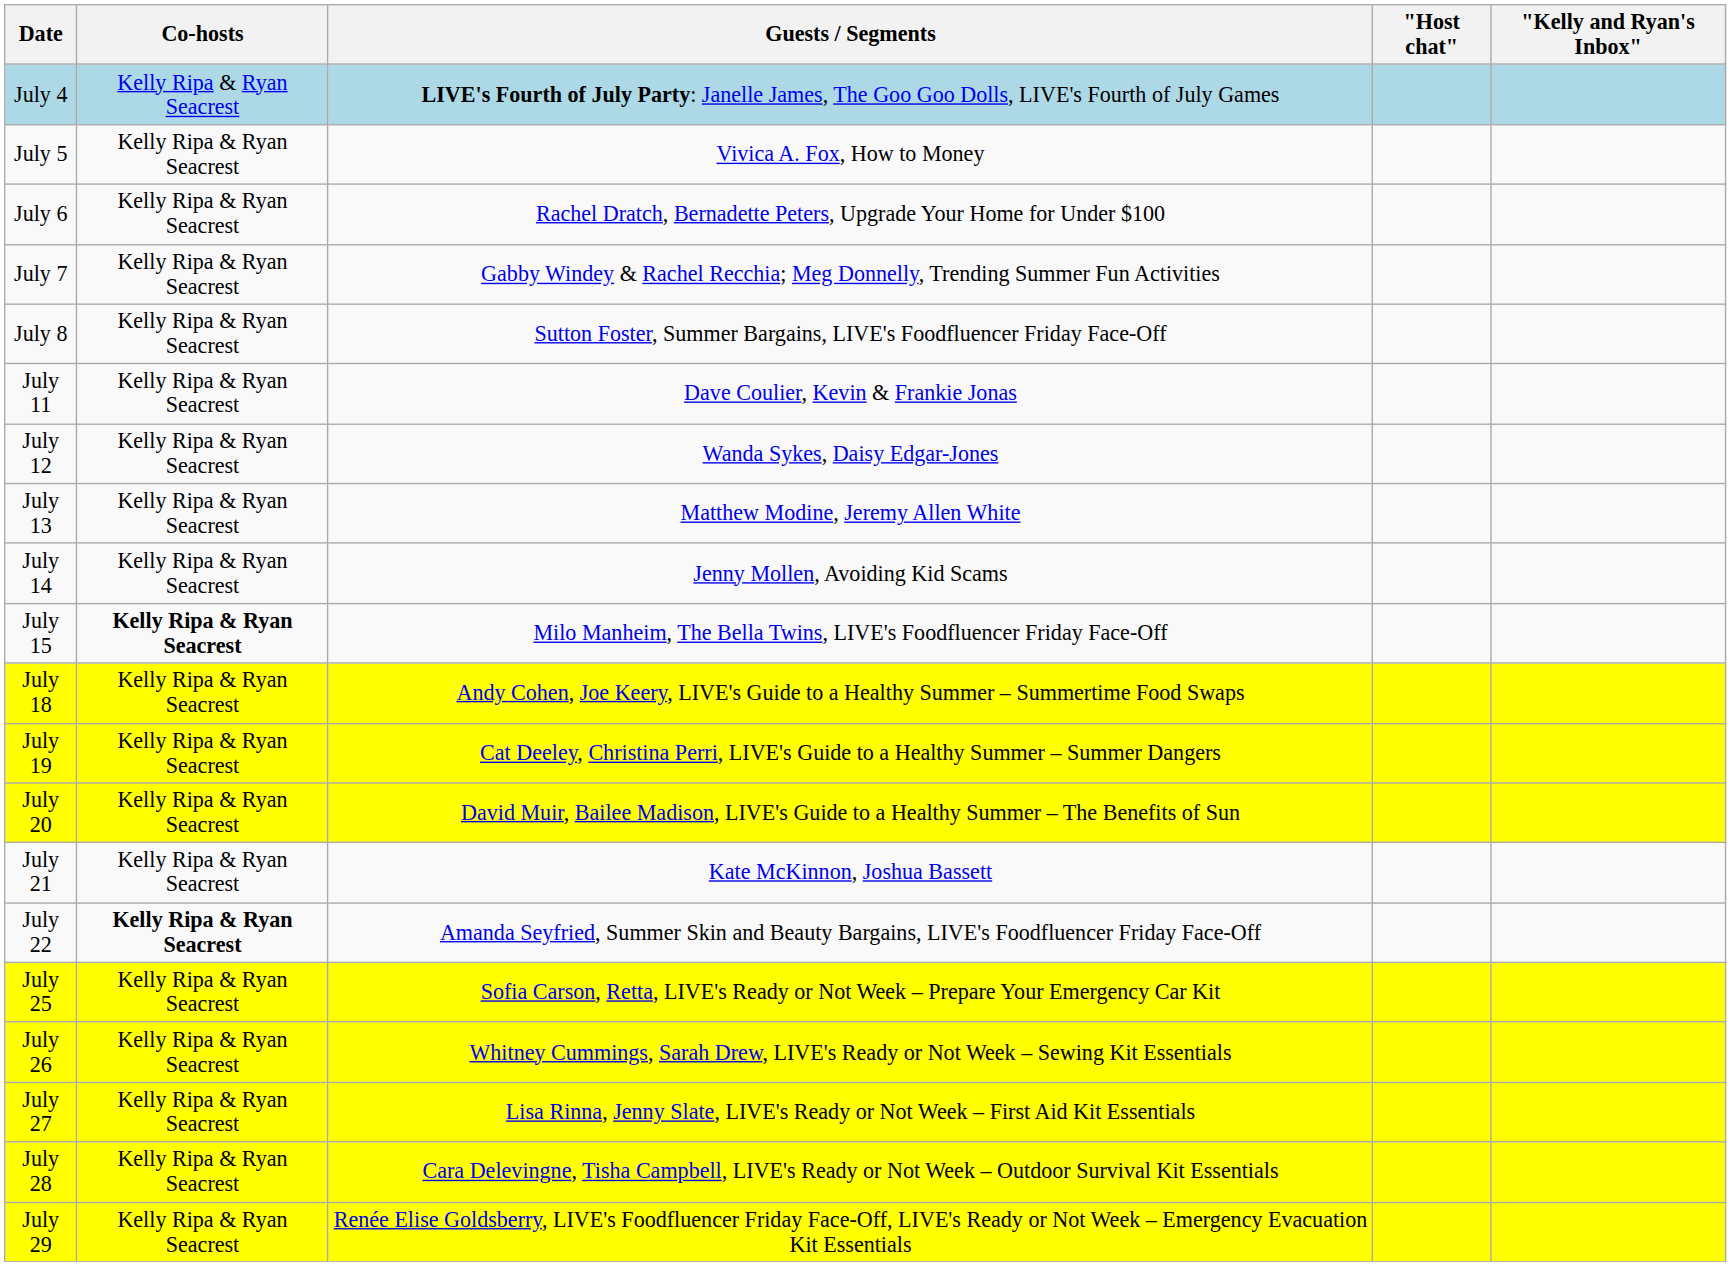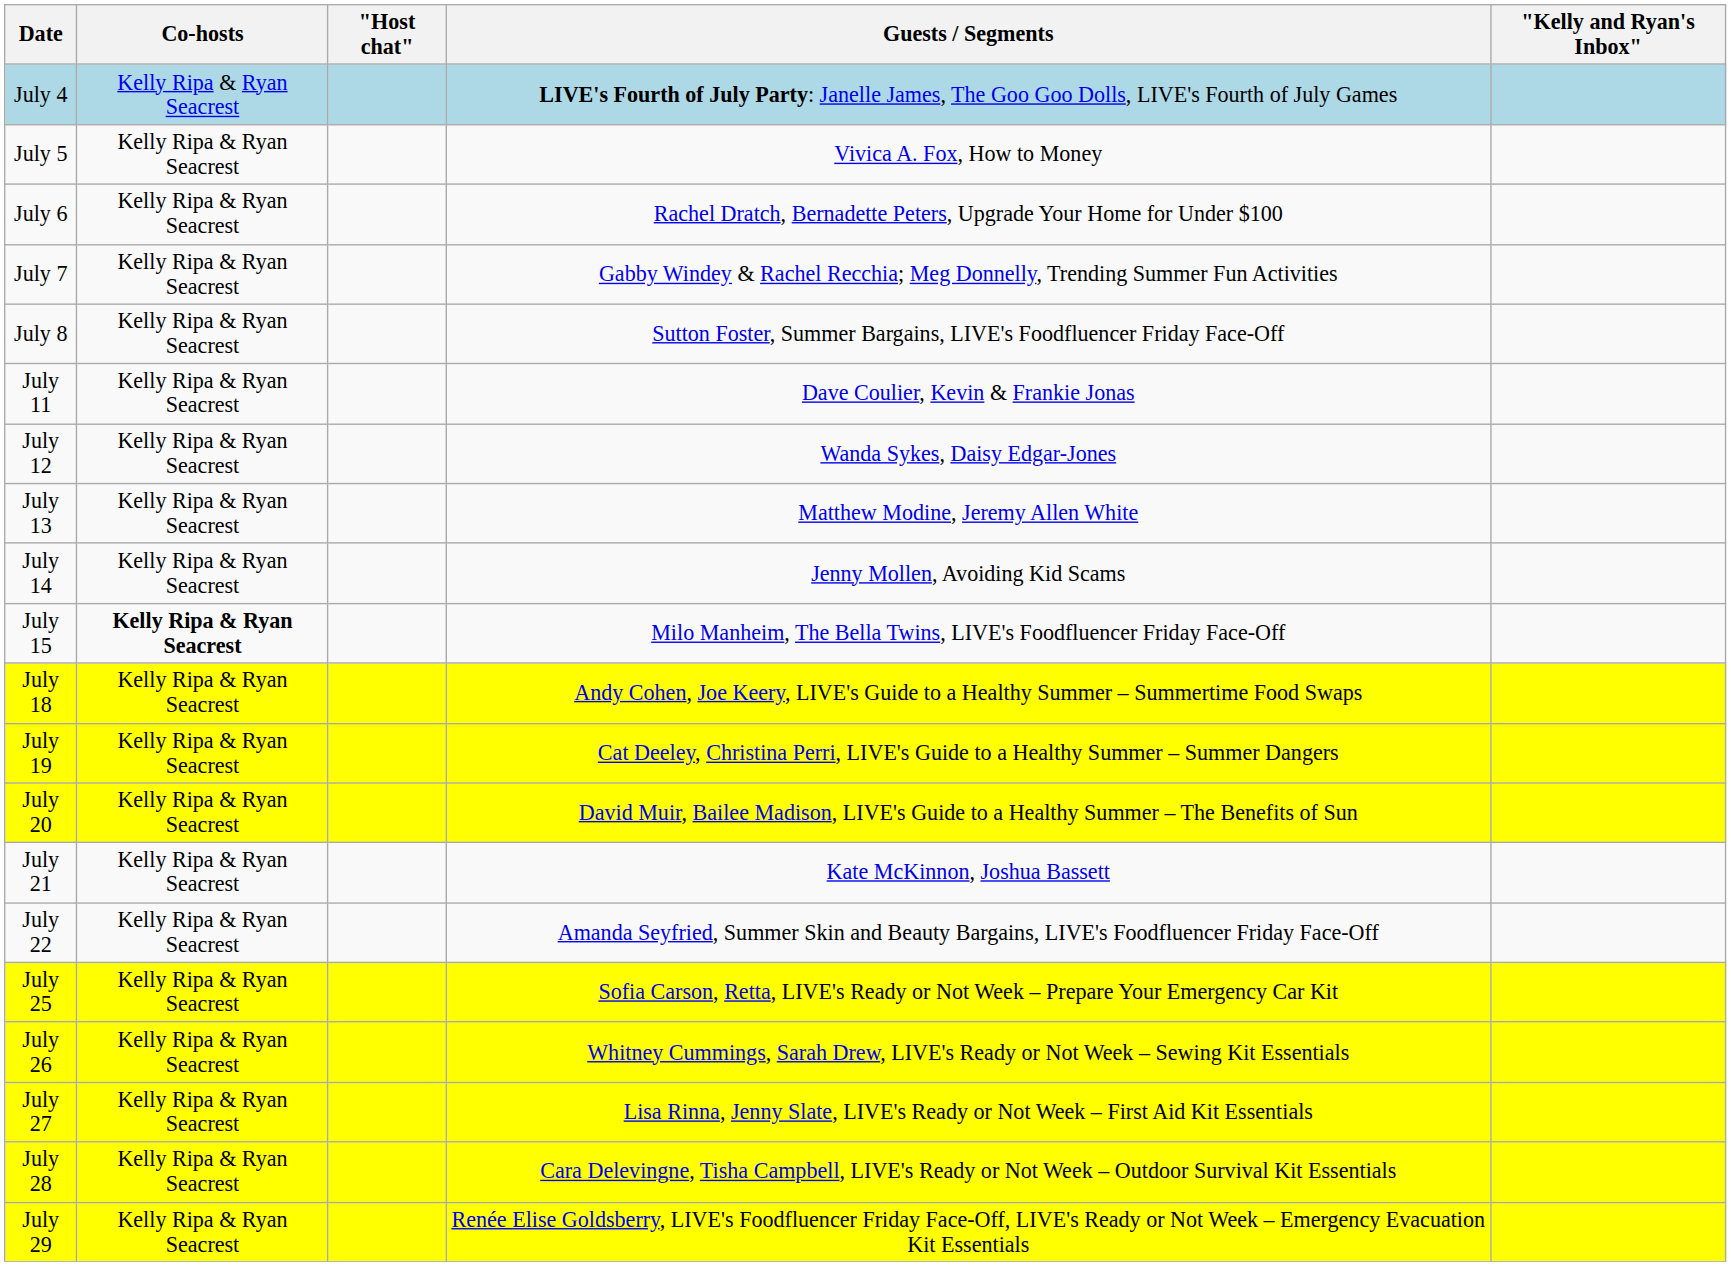columns swapped: (1432, 34) <-> (851, 34)
(202, 932) bold -> (202, 932) normal
